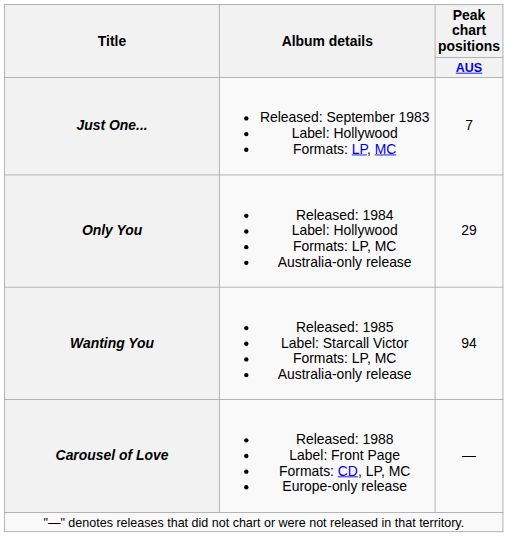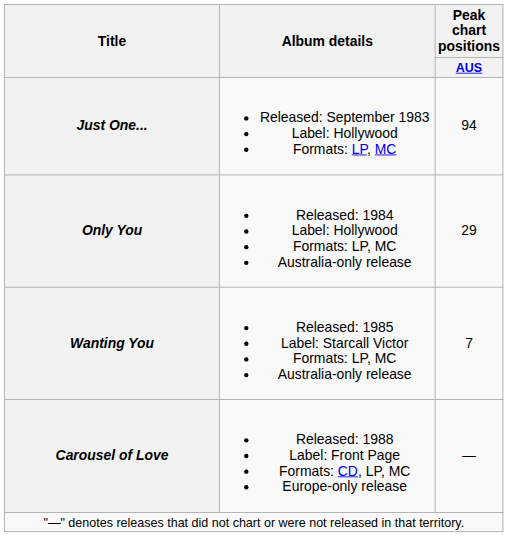(469, 126) 7 -> (469, 126) 94
(469, 343) 94 -> (469, 343) 7
